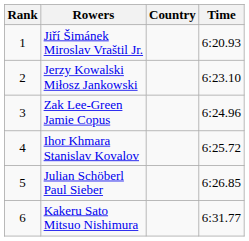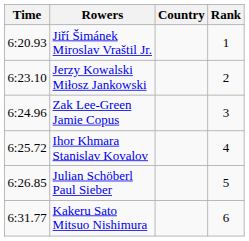columns swapped: (23, 14) <-> (221, 14)
